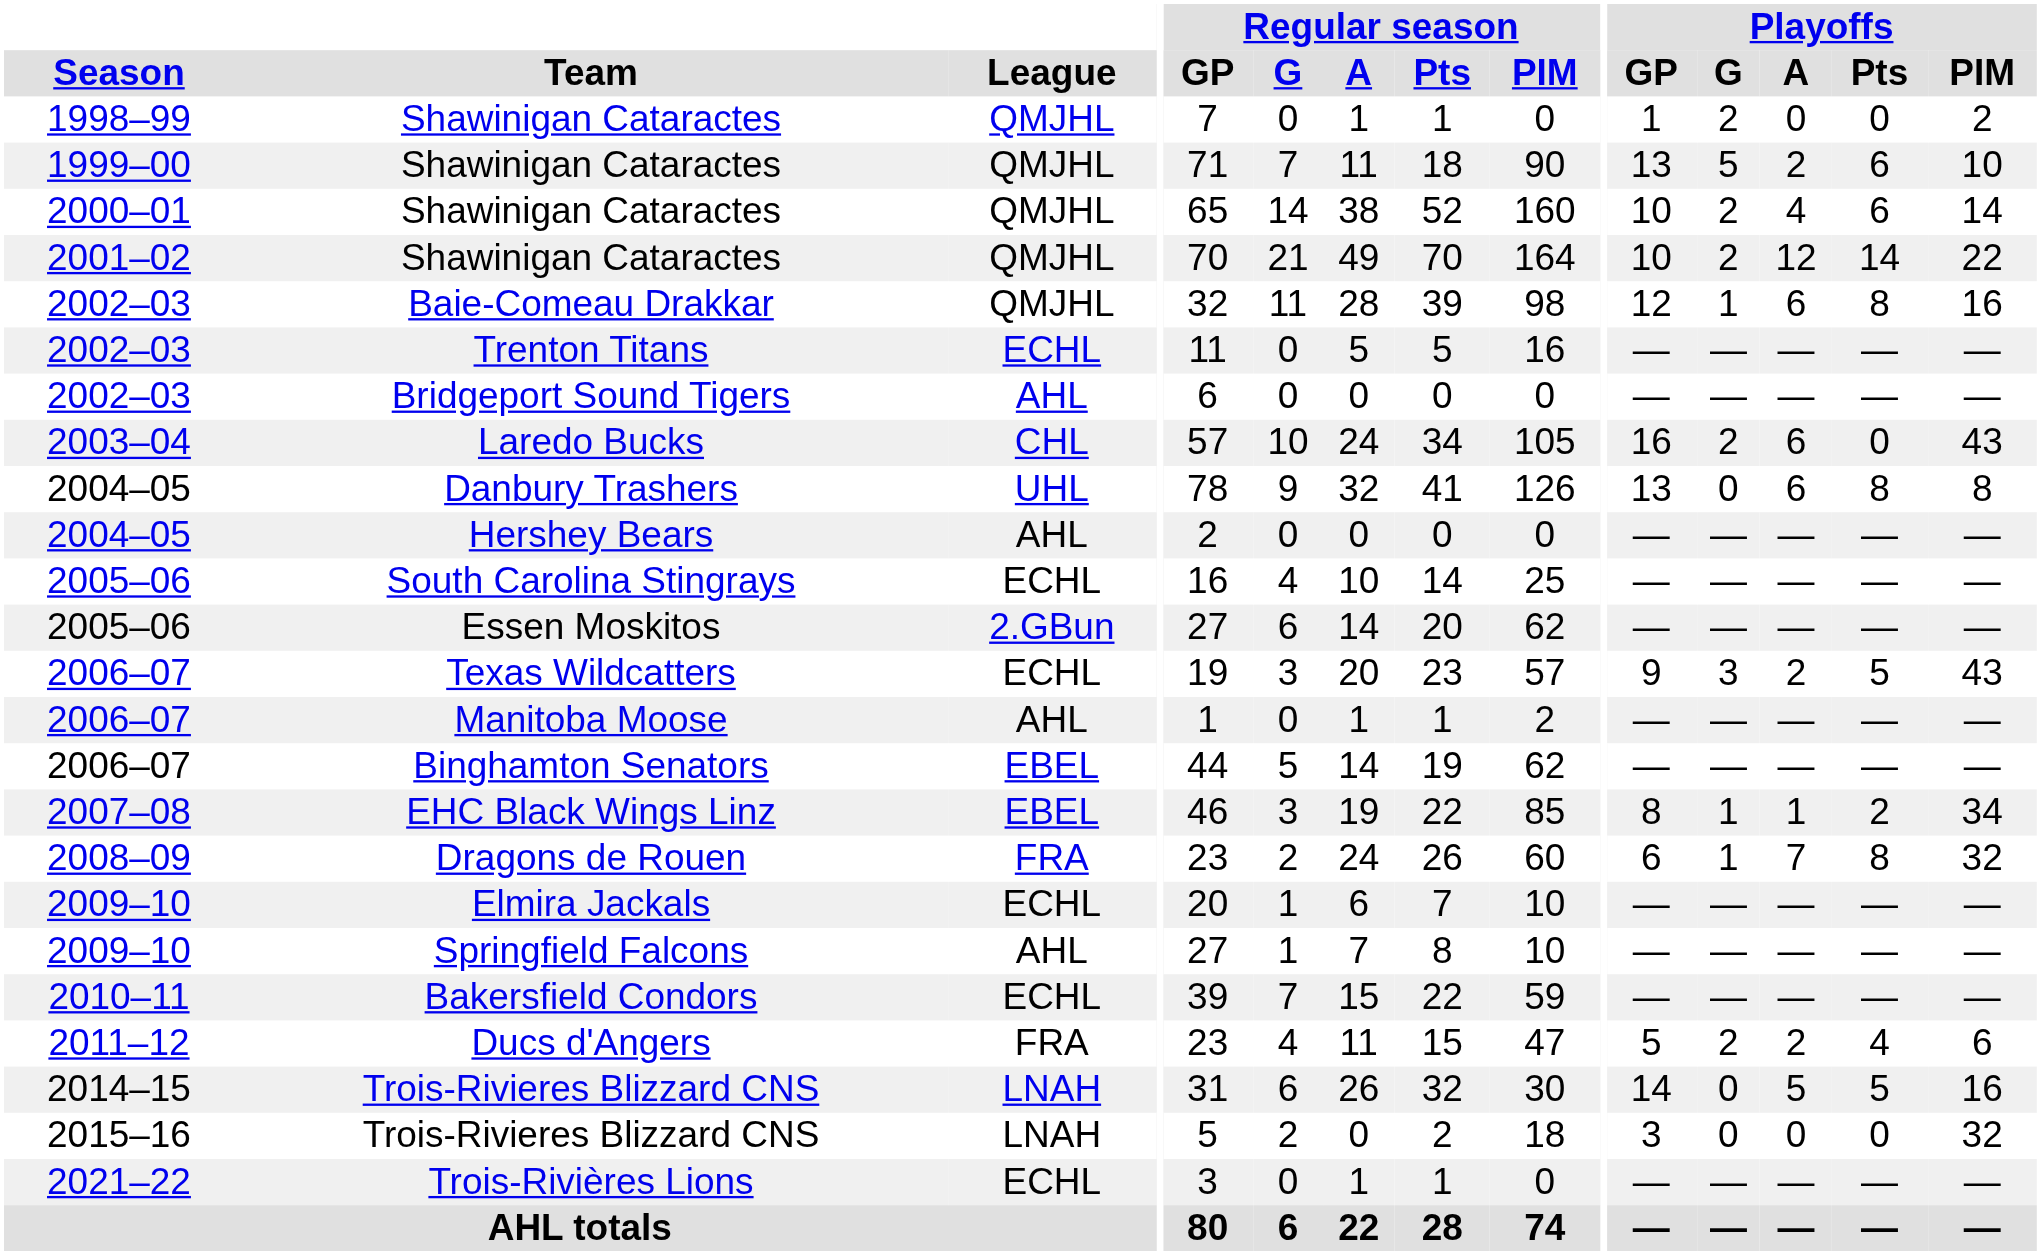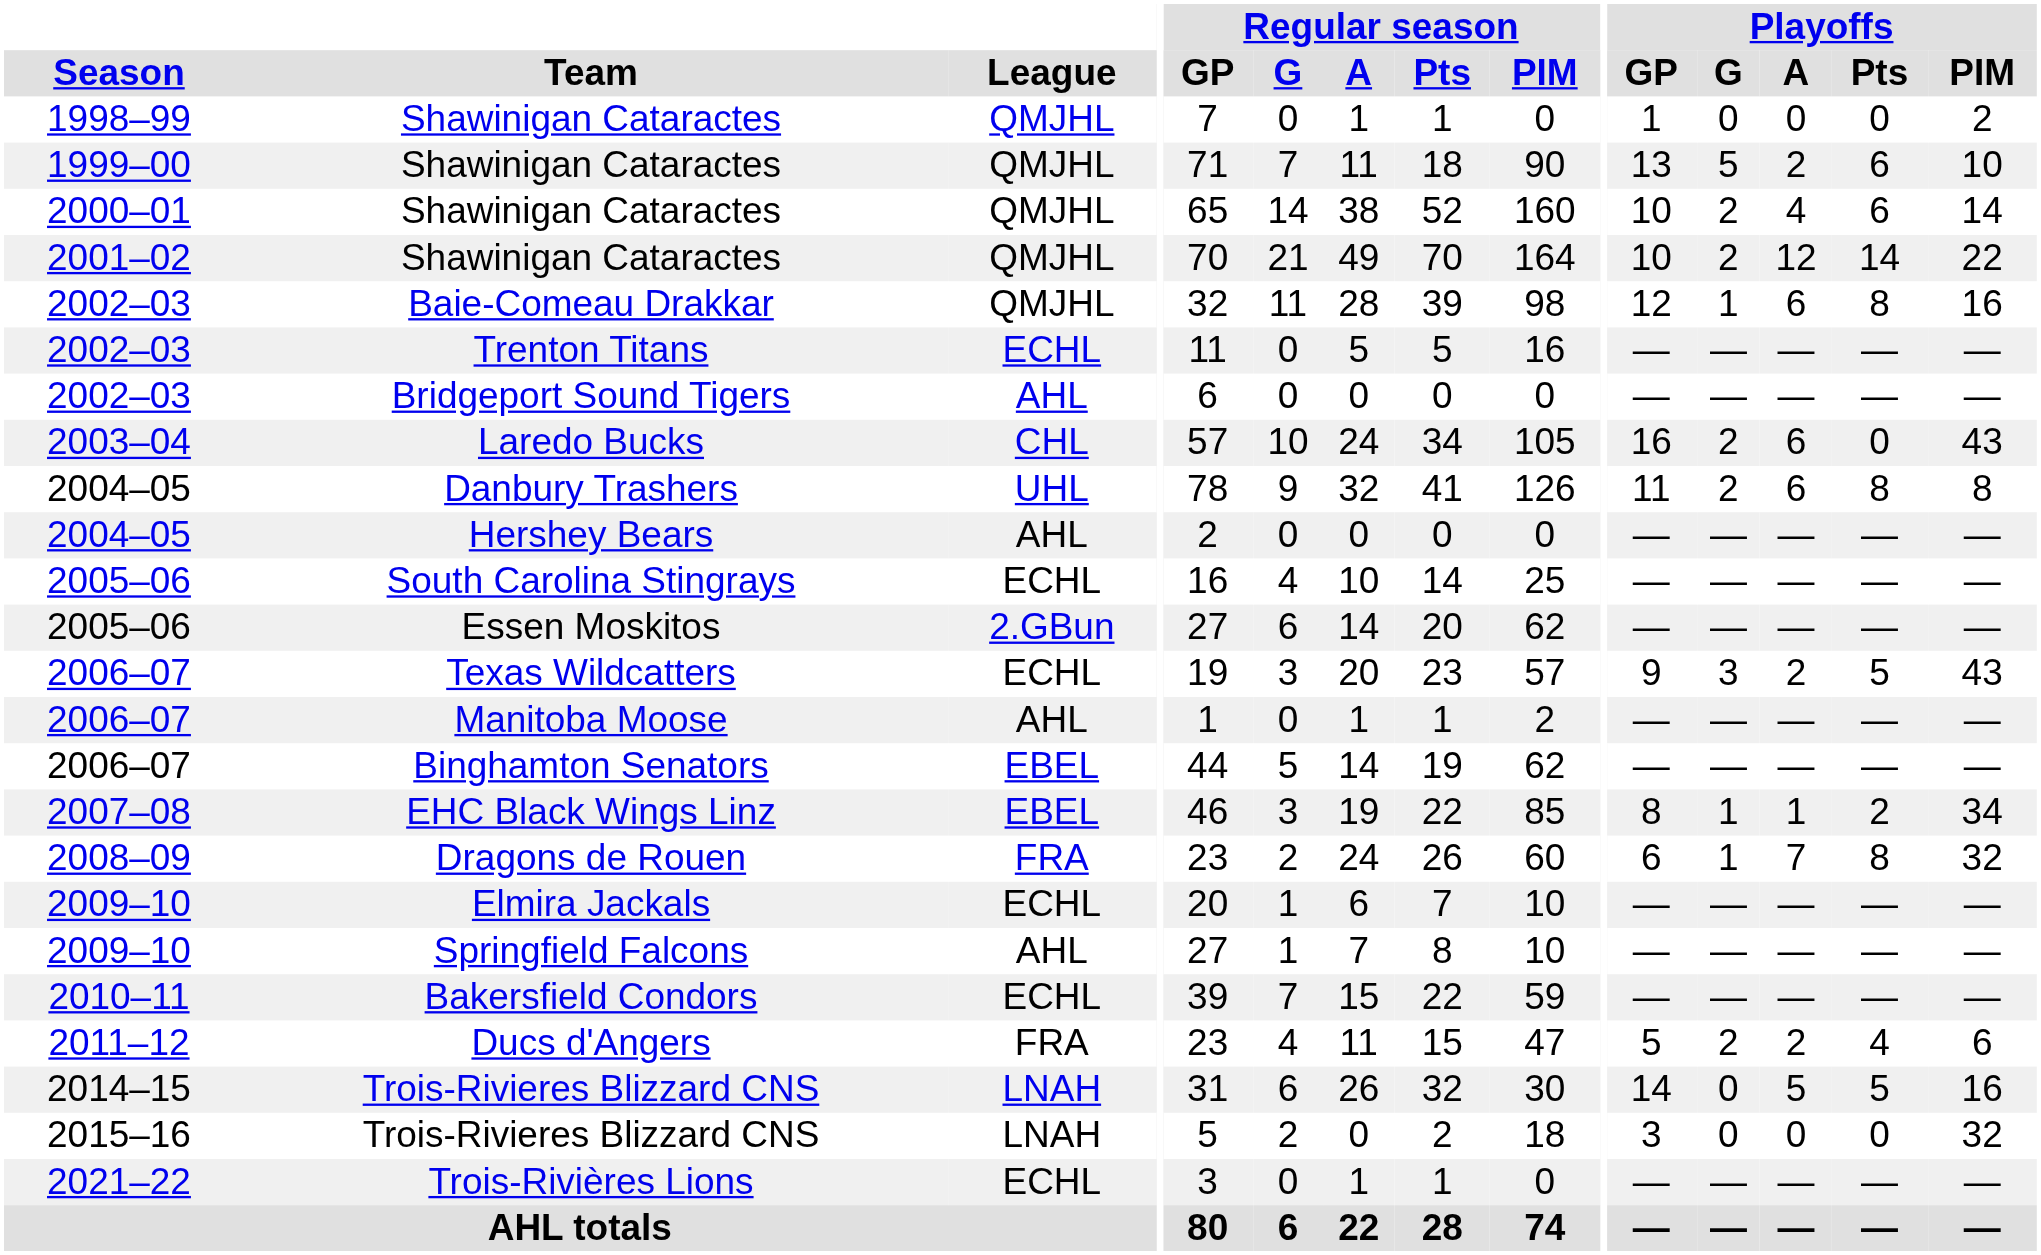(1728, 118) 2 -> (1728, 118) 0
(1651, 488) 13 -> (1651, 488) 11
(1728, 488) 0 -> (1728, 488) 2
